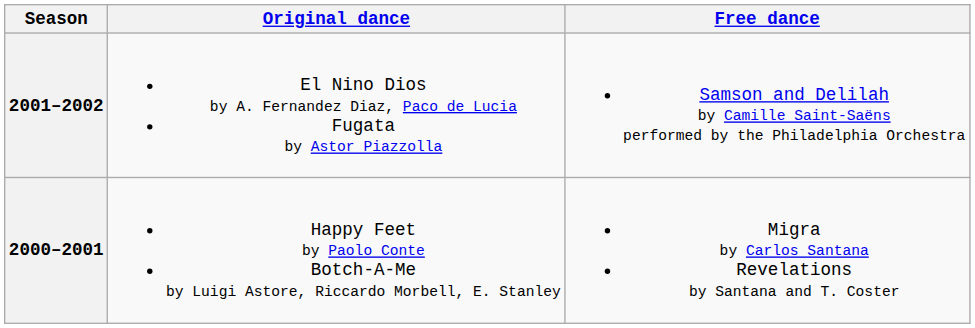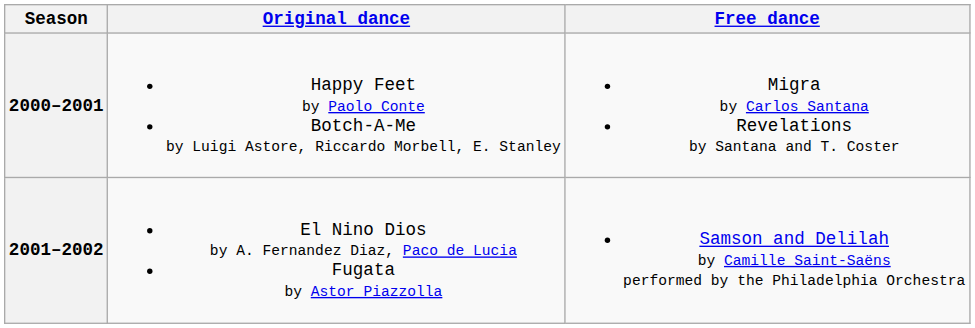rows swapped: (56, 106) <-> (56, 250)
